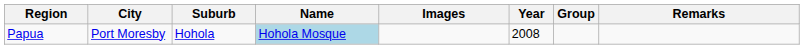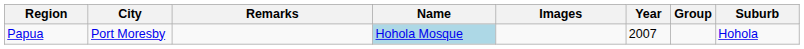columns swapped: (214, 14) <-> (699, 14)
(526, 34) 2008 -> (643, 34) 2007
